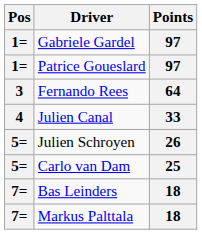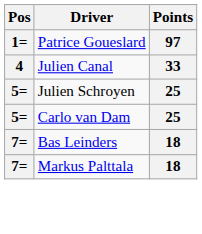- row: (86, 42)
- row: (83, 92)
(173, 142) 26 -> (173, 92) 25
